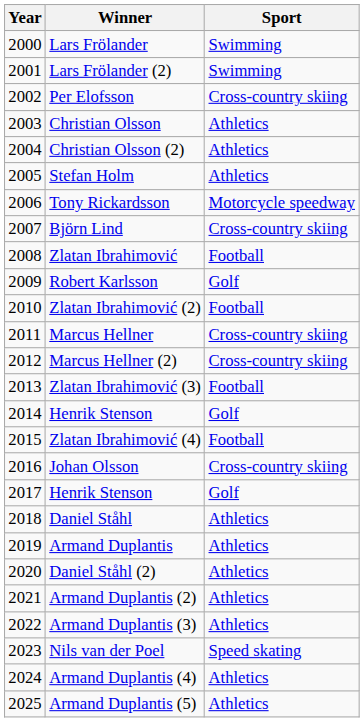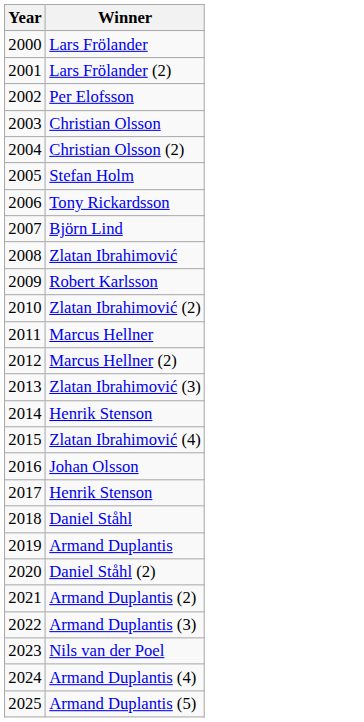- column: (282, 17)
